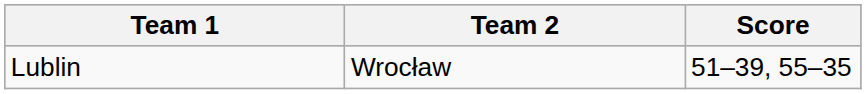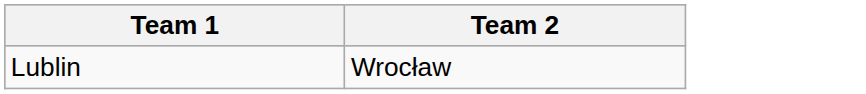- column: (773, 25)
